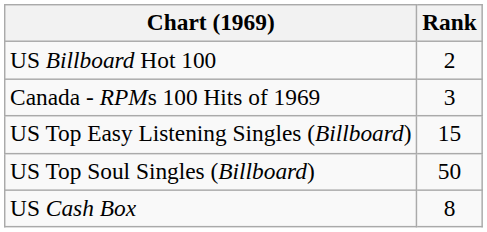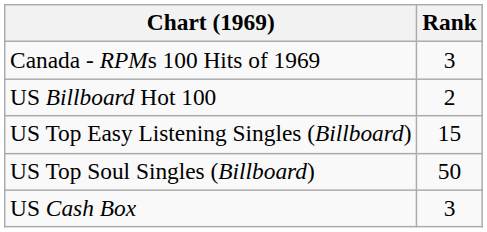rows swapped: (165, 97) <-> (113, 60)
(449, 208) 8 -> (449, 208) 3
